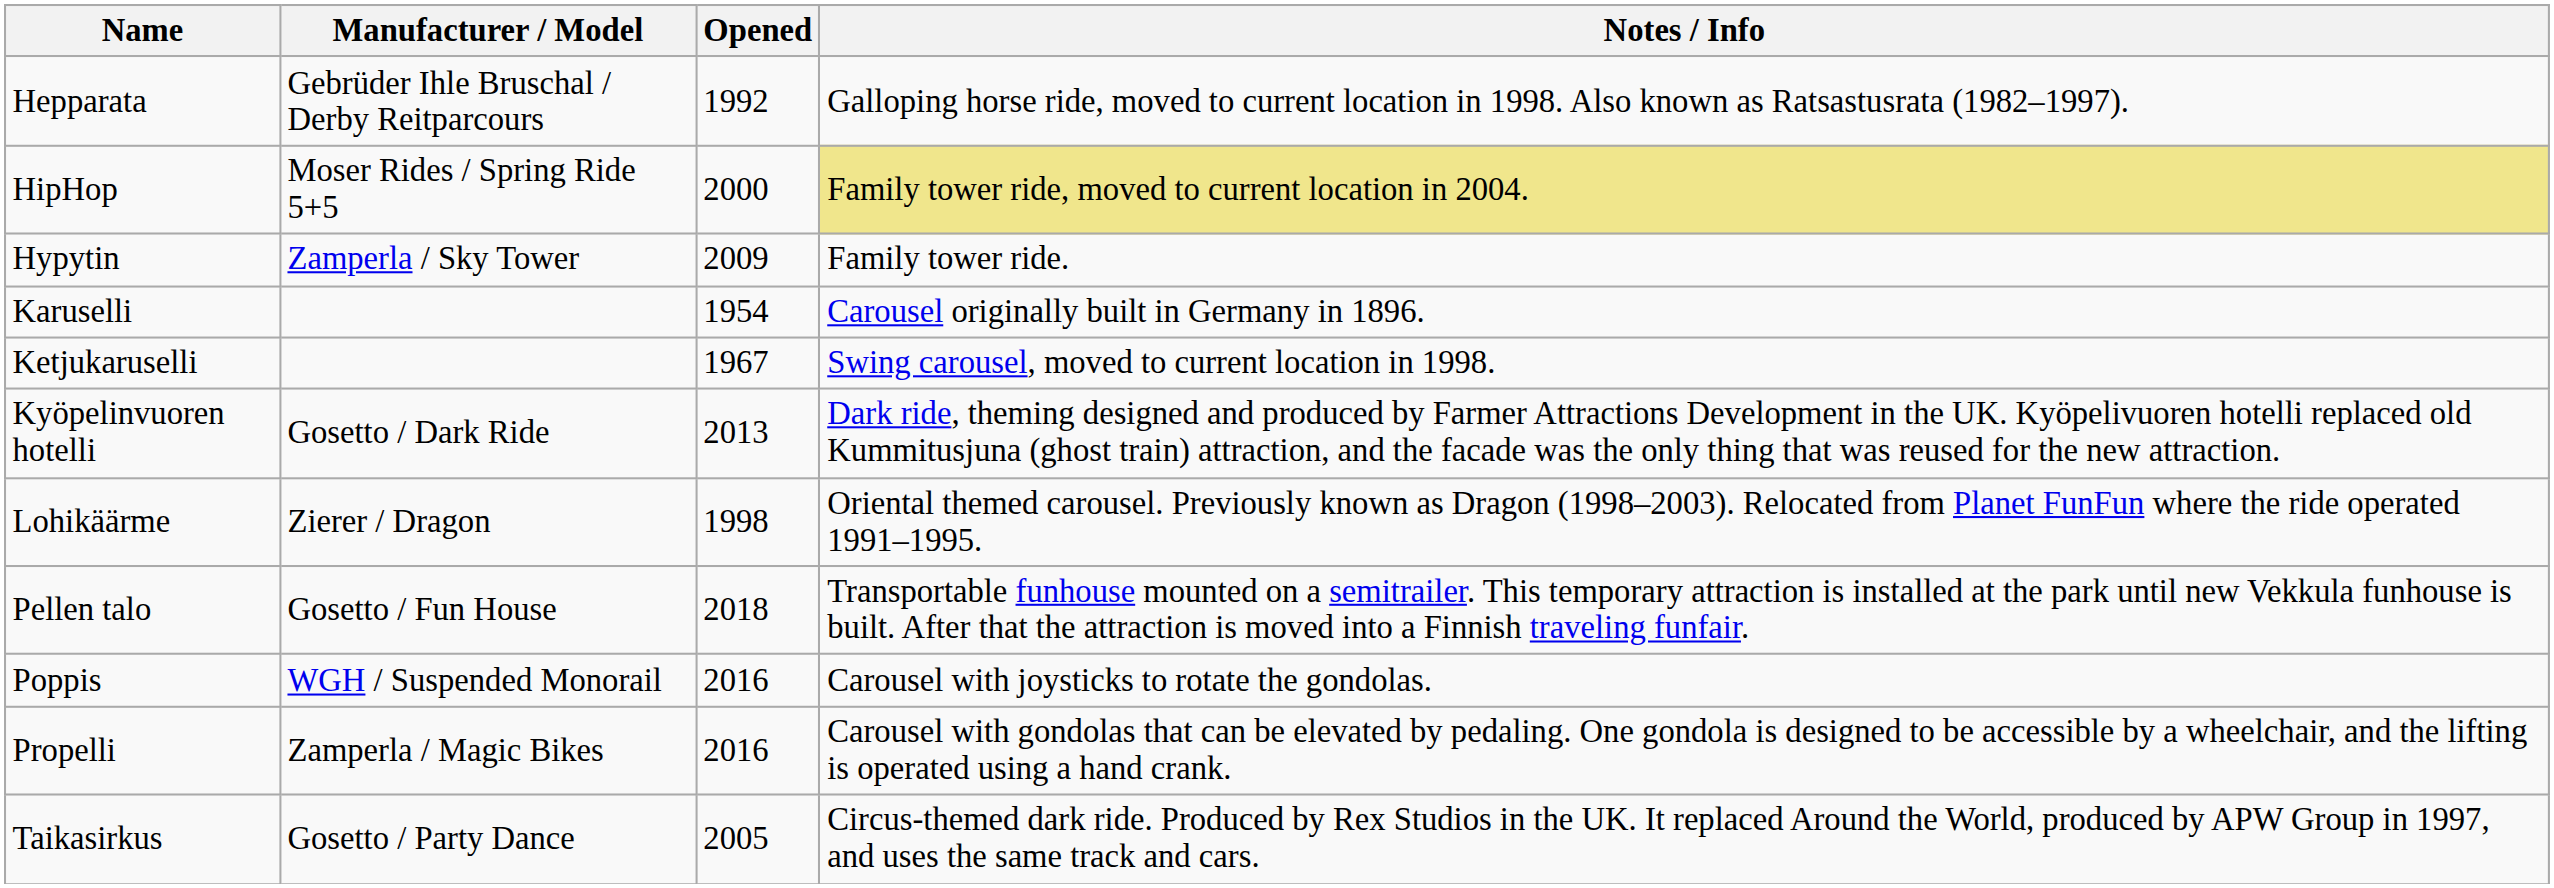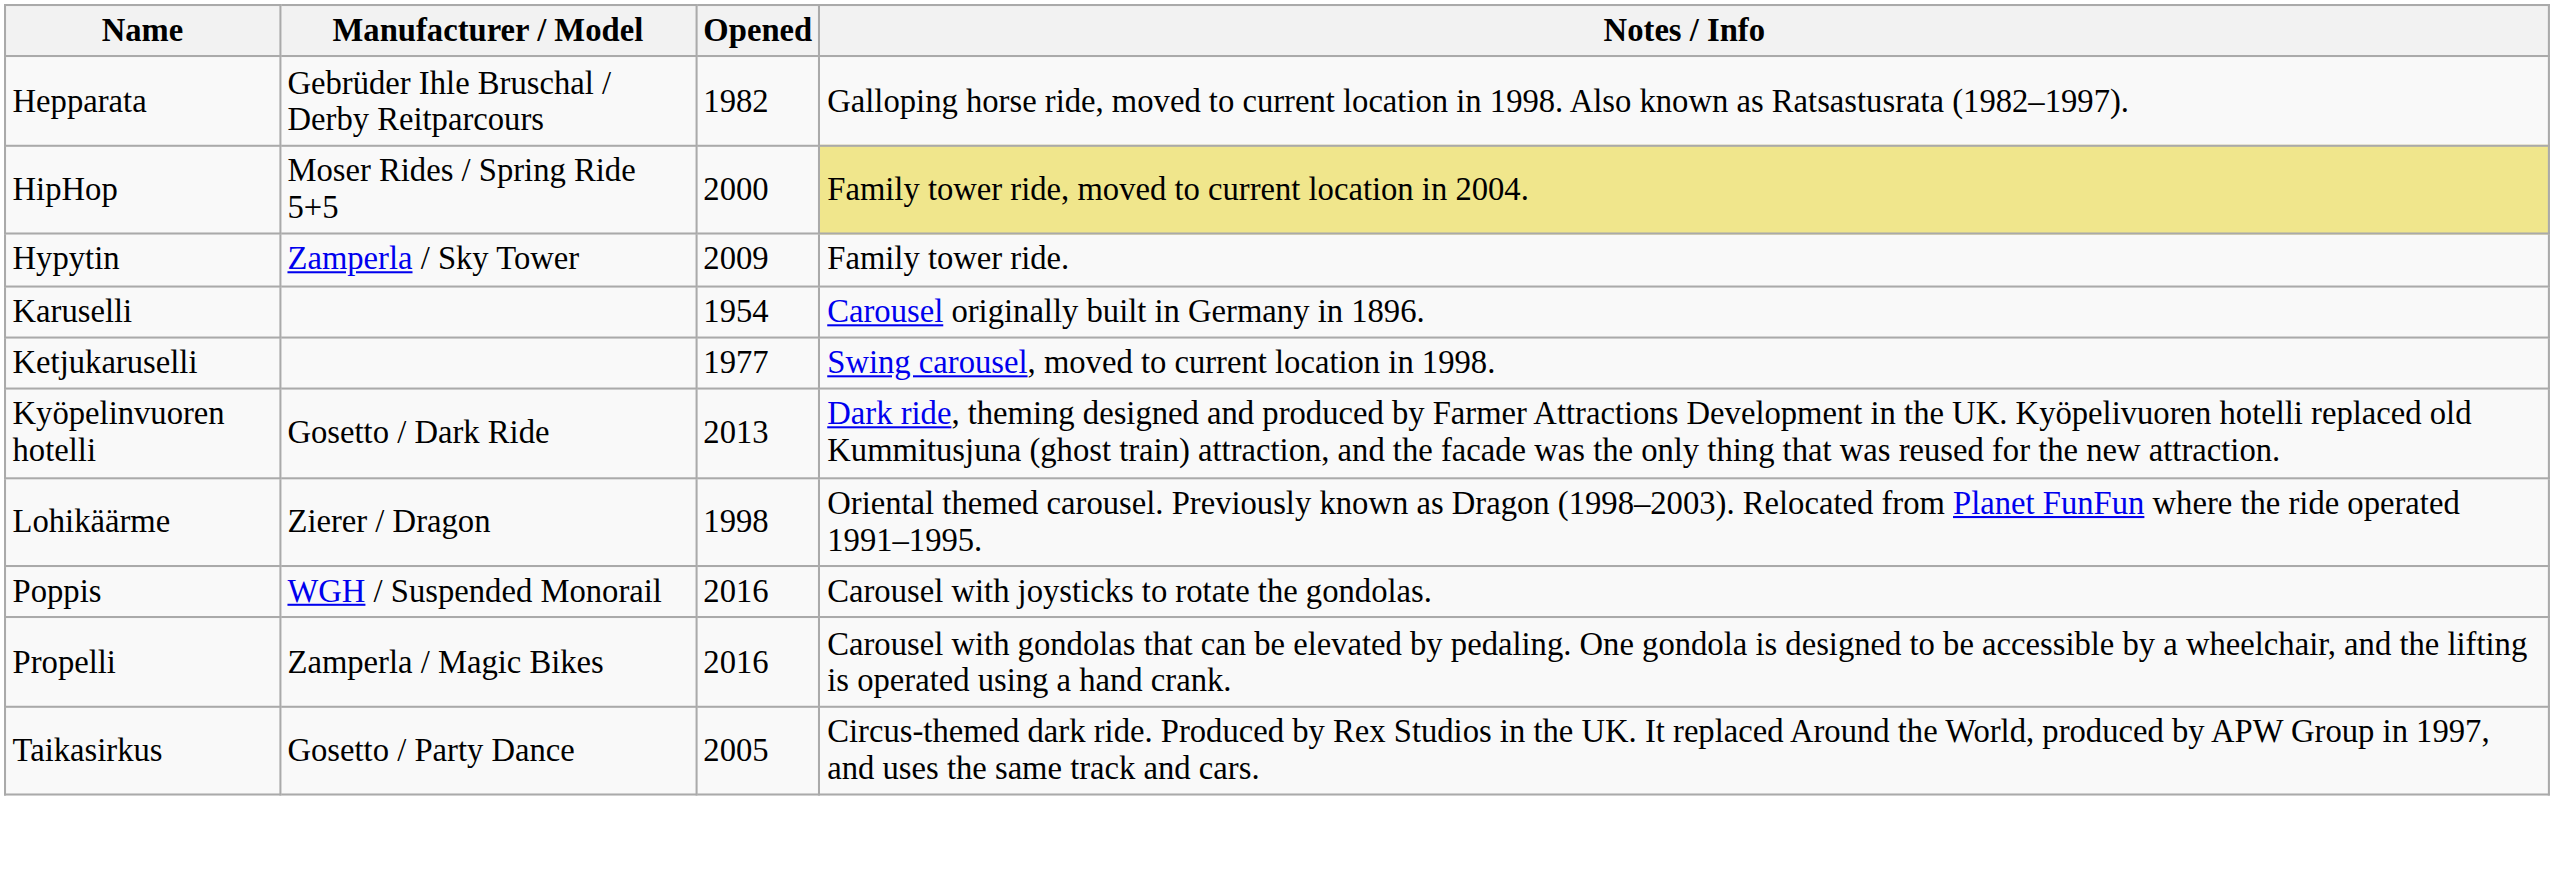(736, 100) 1992 -> (736, 100) 1982
(736, 362) 1967 -> (736, 362) 1977
- row: (82, 609)
